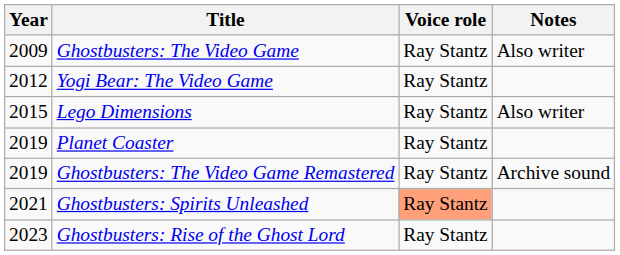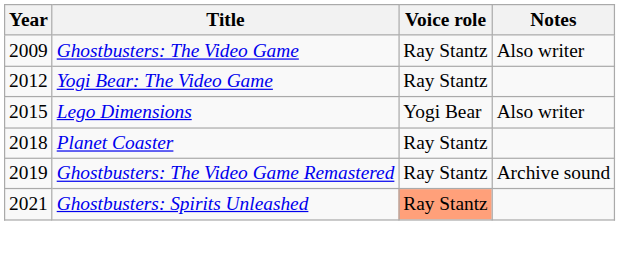(446, 111) Ray Stantz -> (442, 111) Yogi Bear
(28, 142) 2019 -> (28, 142) 2018
- row: (201, 234)
